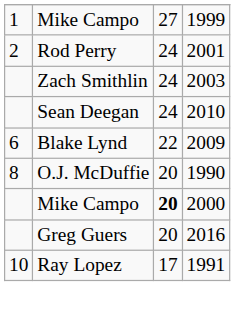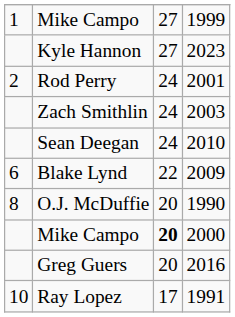+ row: (89, 50)
